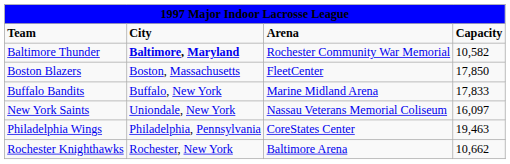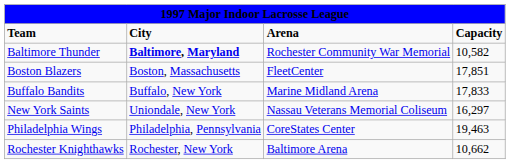(472, 71) 17,850 -> (472, 71) 17,851
(472, 110) 16,097 -> (472, 110) 16,297
